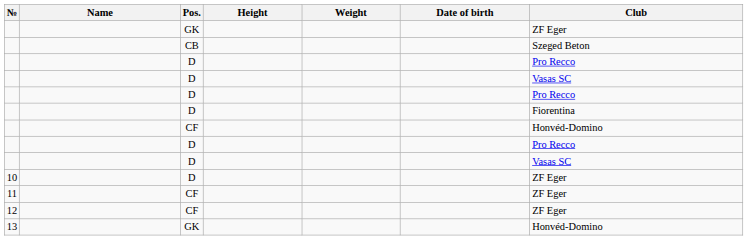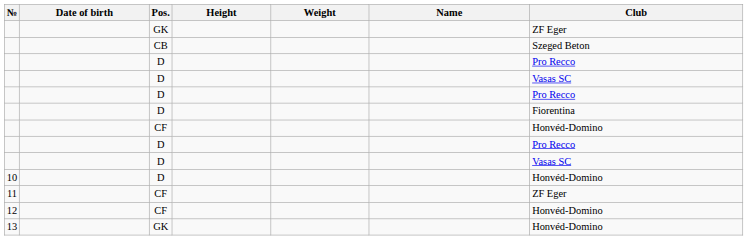columns swapped: (100, 12) <-> (465, 12)
(549, 177) ZF Eger -> (567, 177) Honvéd-Domino
(549, 210) ZF Eger -> (567, 210) Honvéd-Domino
